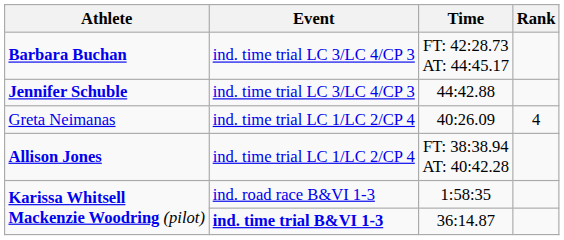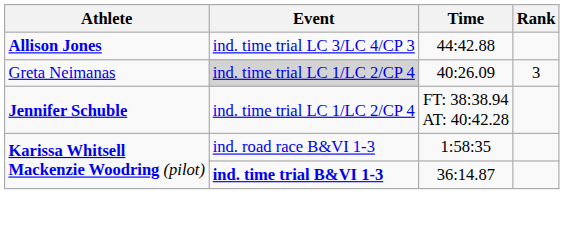- row: (466, 55)
(68, 92) Jennifer Schuble -> (55, 45) Allison Jones
(314, 120) no background -> (314, 73) lightgrey background
(536, 120) 4 -> (536, 73) 3
(55, 157) Allison Jones -> (68, 110) Jennifer Schuble
